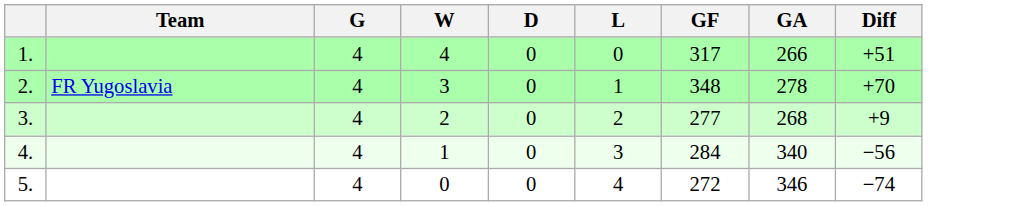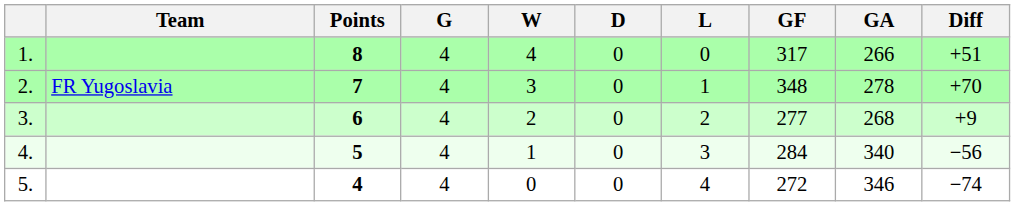+ column: (357, 20)
